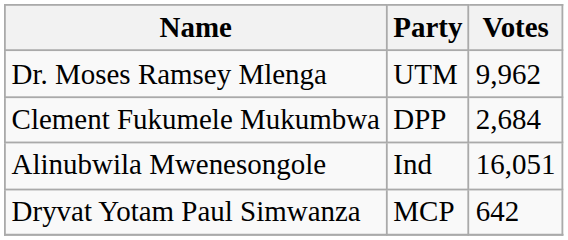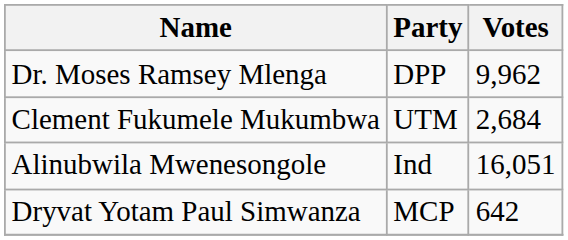(426, 73) UTM -> (420, 73) DPP
(420, 119) DPP -> (426, 119) UTM
